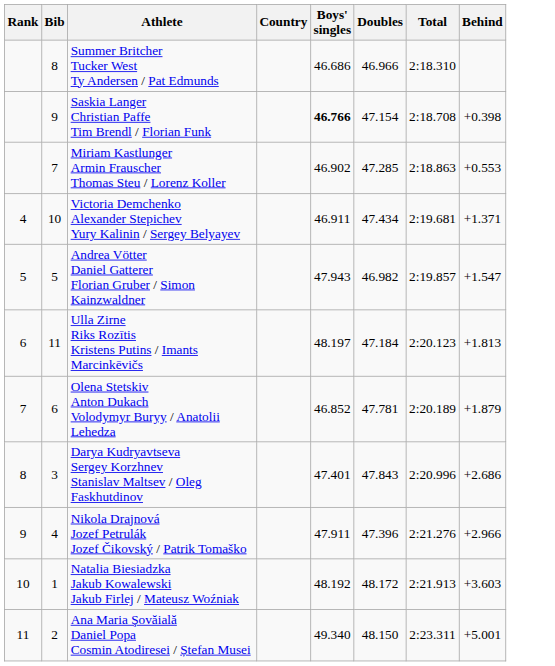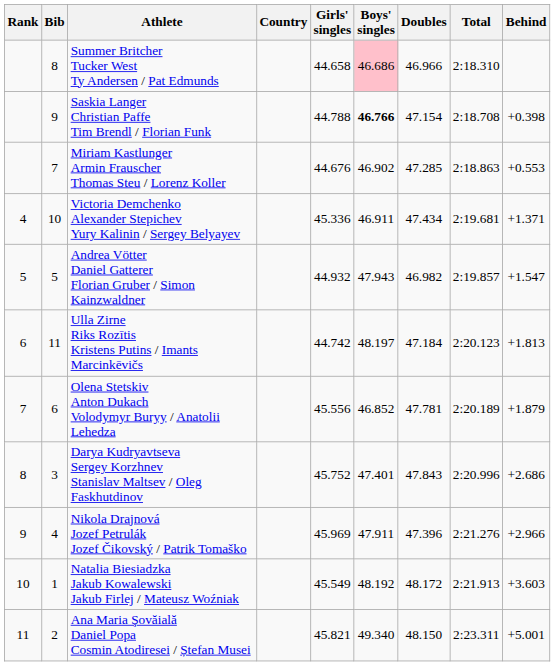+ column: (332, 22)
(332, 65) no background -> (376, 65) pink background
